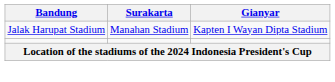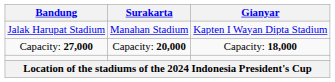+ row: (56, 47)
